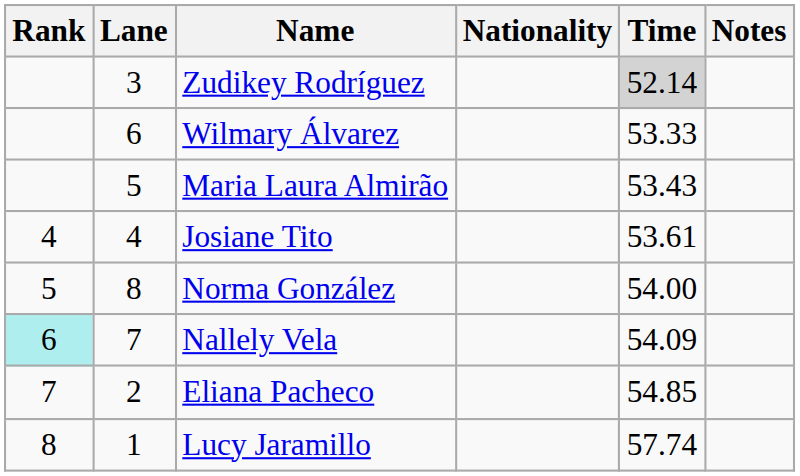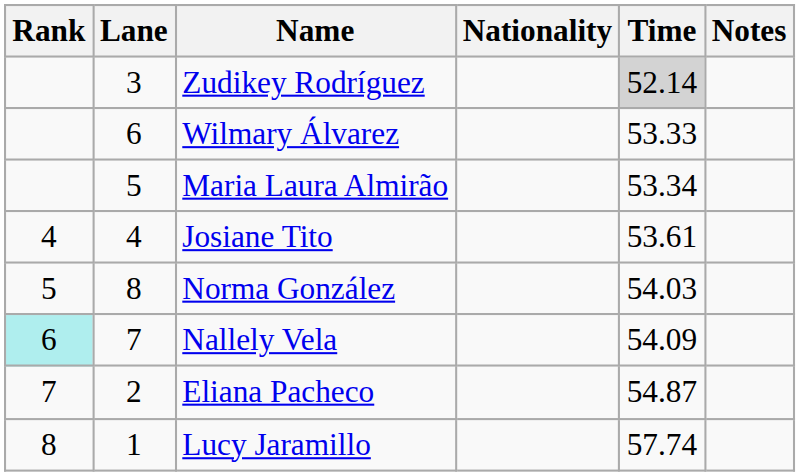(662, 185) 53.43 -> (662, 185) 53.34
(662, 288) 54.00 -> (662, 288) 54.03
(662, 391) 54.85 -> (662, 391) 54.87
